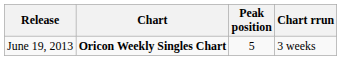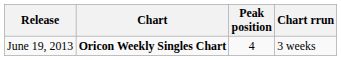(252, 45) 5 -> (252, 45) 4
